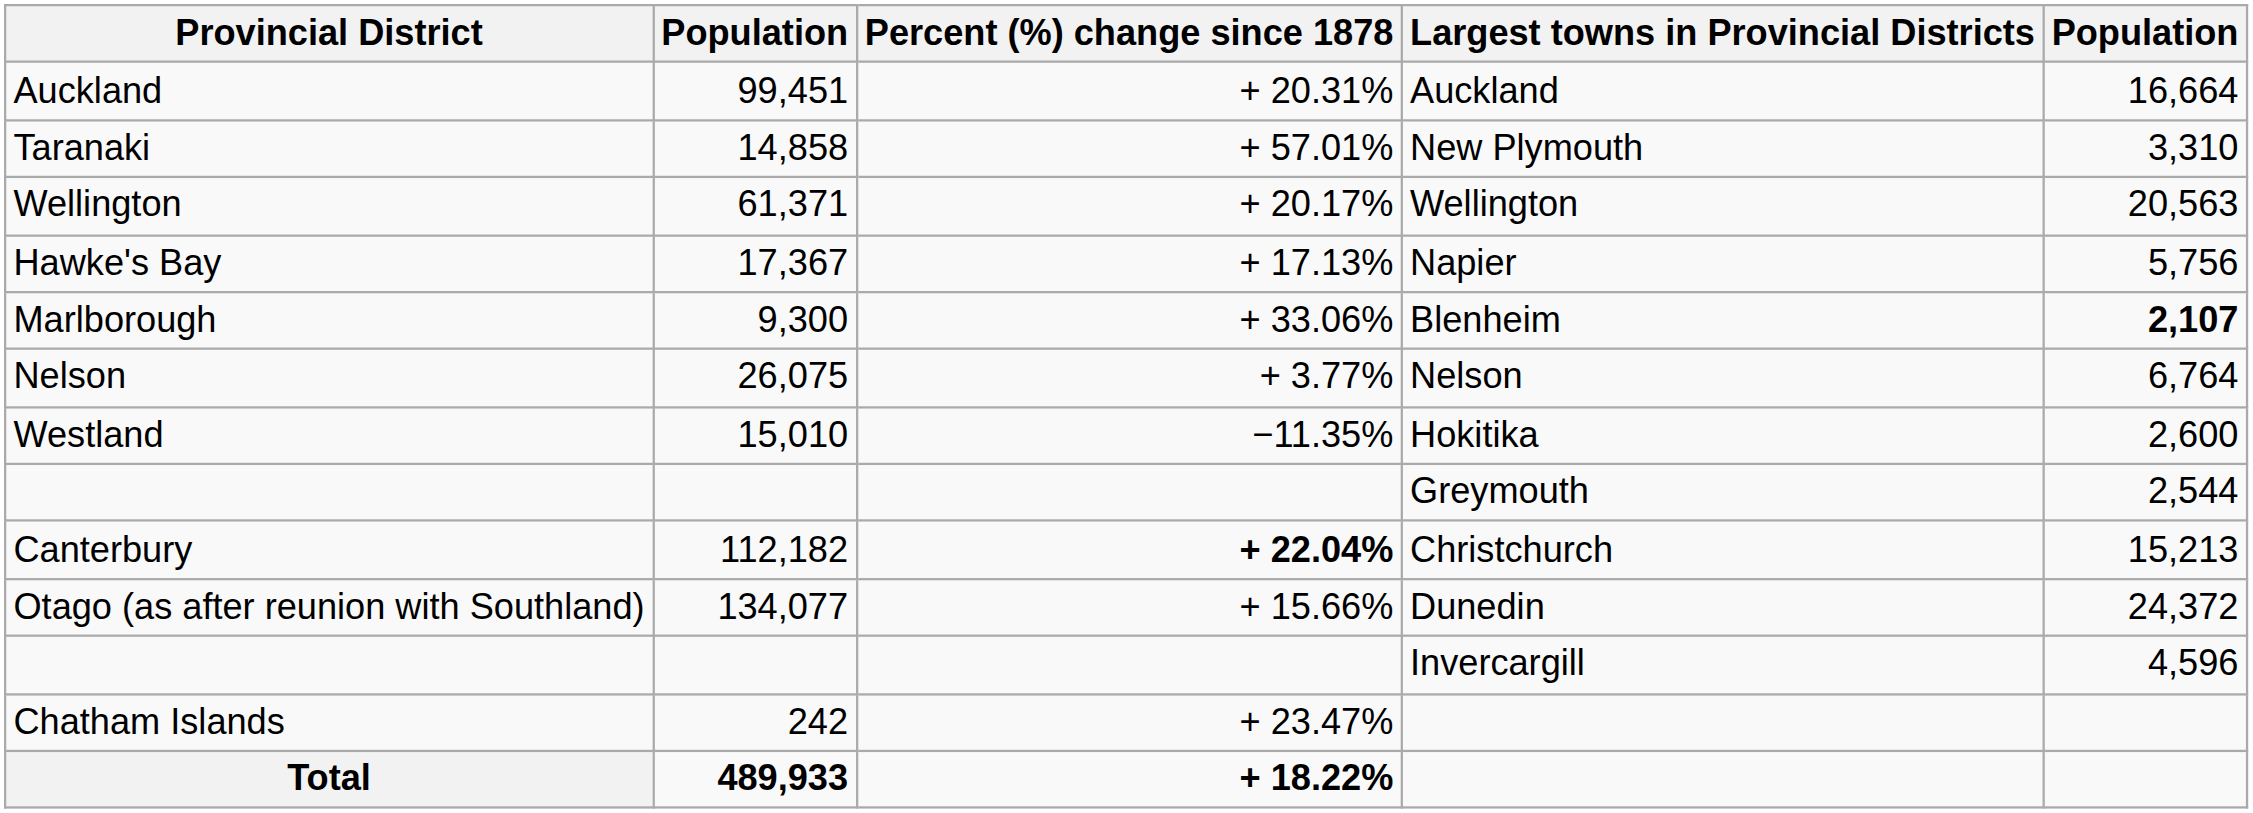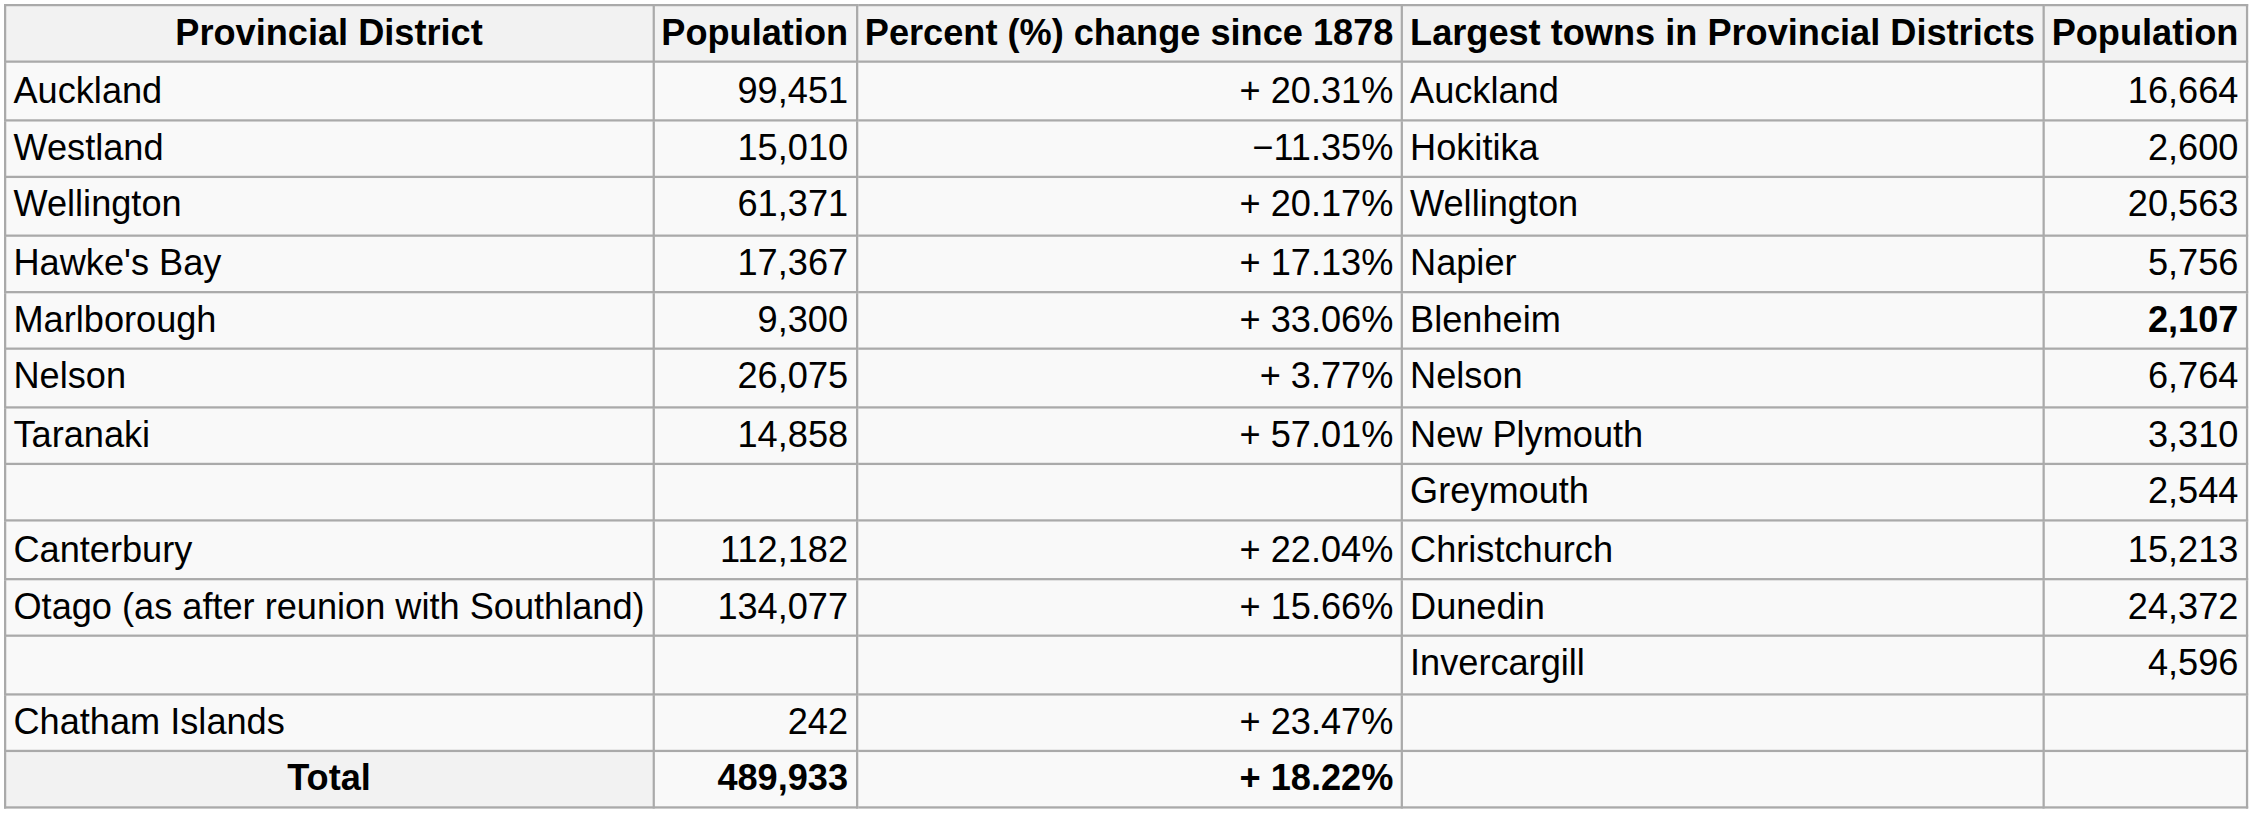rows swapped: (82, 147) <-> (89, 434)
(1316, 549) bold -> (1316, 549) normal
